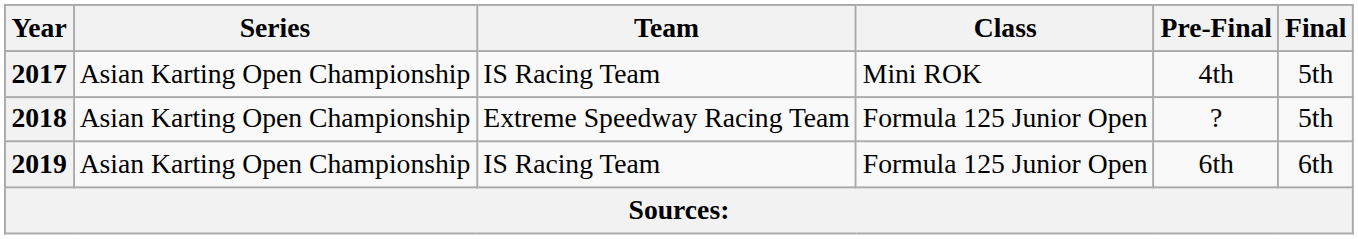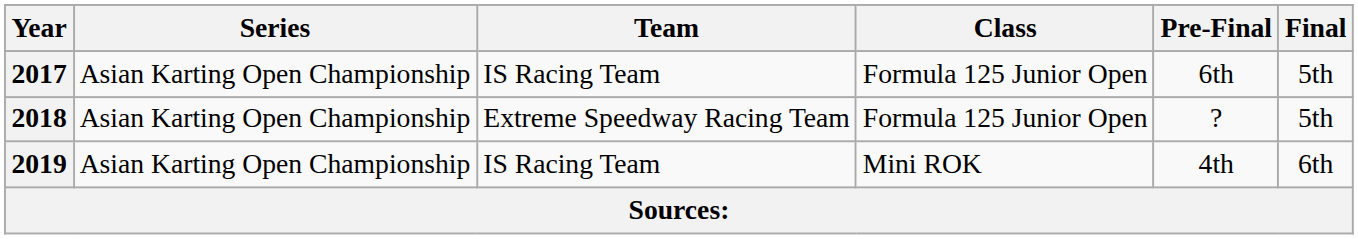(922, 73) Mini ROK -> (1005, 73) Formula 125 Junior Open
(1216, 73) 4th -> (1216, 73) 6th
(1005, 164) Formula 125 Junior Open -> (922, 164) Mini ROK
(1216, 164) 6th -> (1216, 164) 4th
